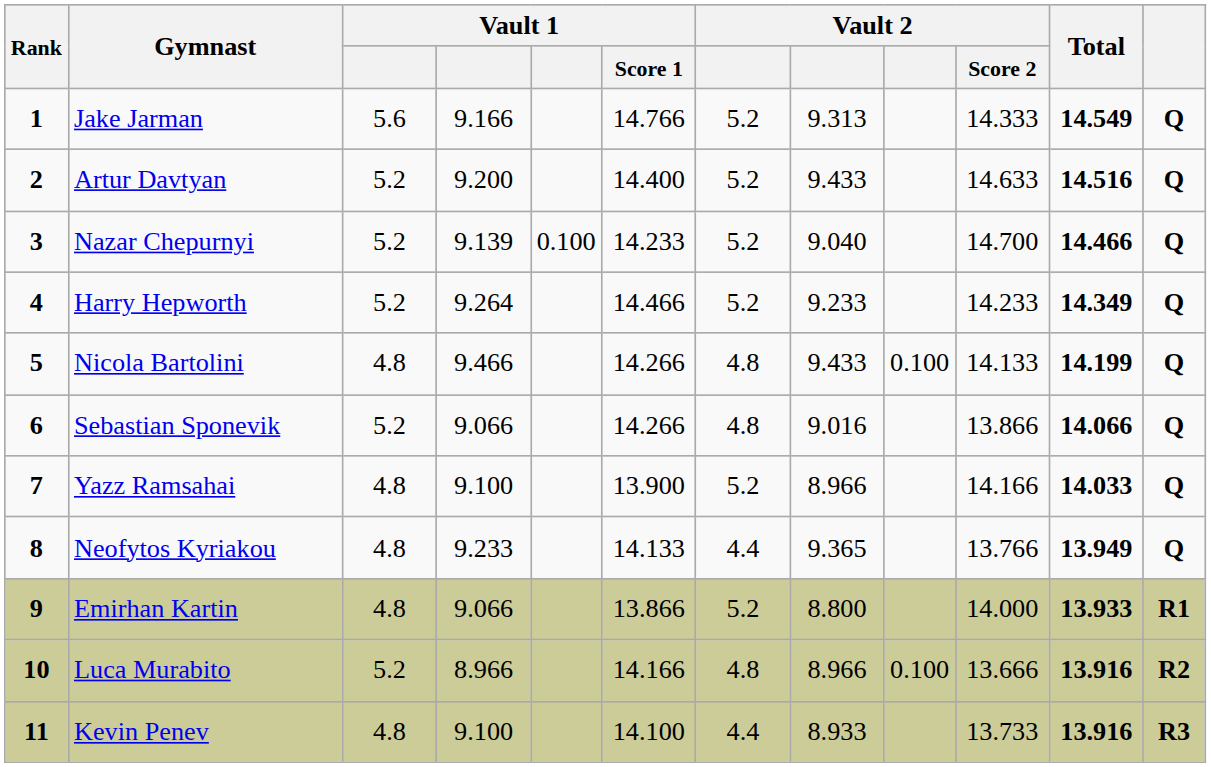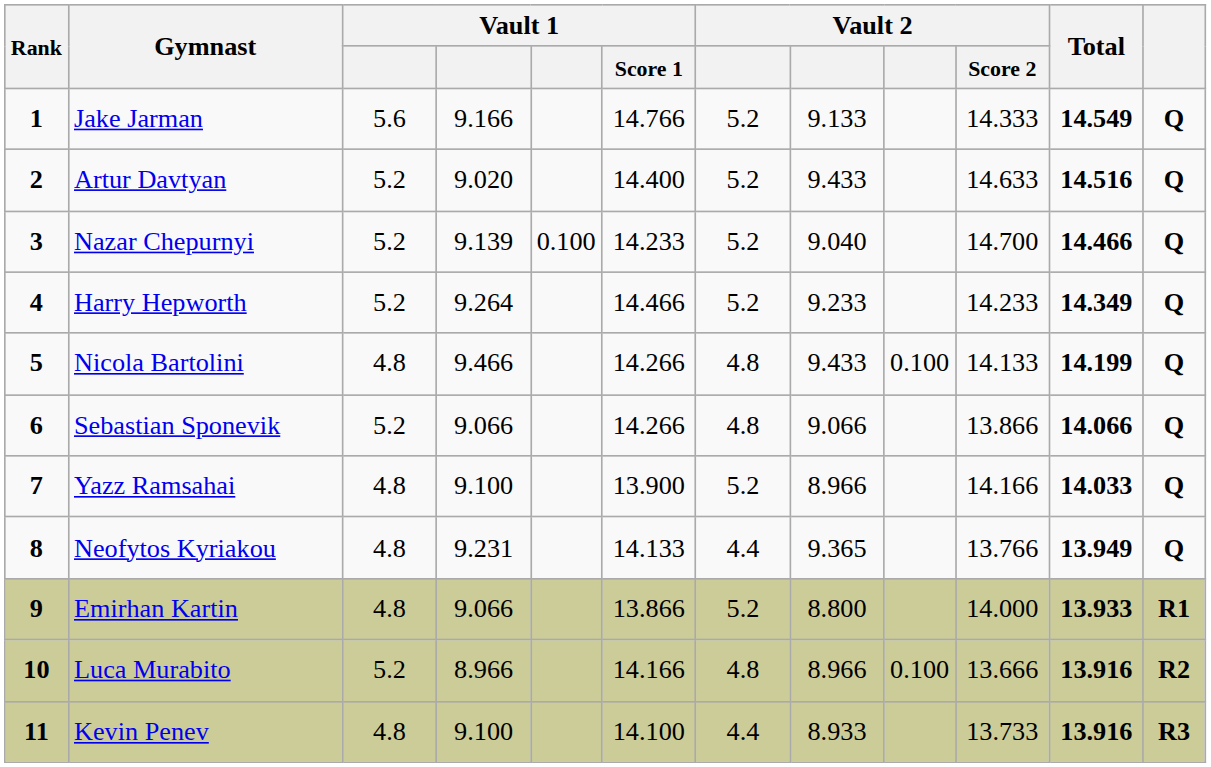(837, 118) 9.313 -> (837, 118) 9.133
(484, 179) 9.200 -> (484, 179) 9.020
(837, 424) 9.016 -> (837, 424) 9.066
(484, 547) 9.233 -> (484, 547) 9.231
